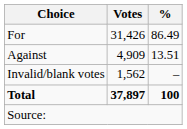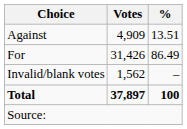rows swapped: (16, 34) <-> (27, 54)
